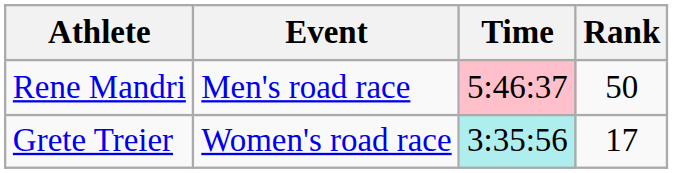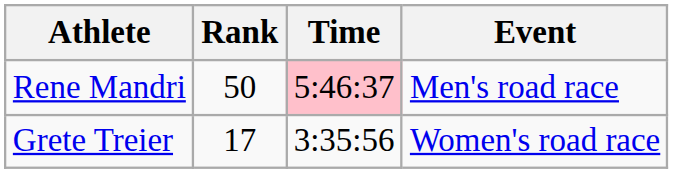columns swapped: (326, 32) <-> (622, 32)
(517, 140) paleturquoise background -> (344, 140) no background
